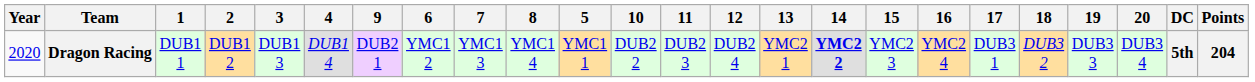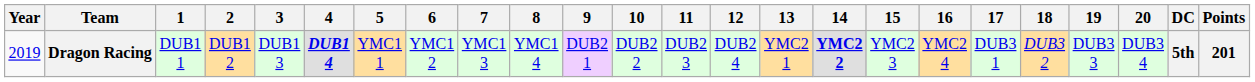columns swapped: (585, 17) <-> (377, 17)
(24, 53) 2020 -> (24, 53) 2019
(328, 53) normal -> (329, 53) bold
(1223, 53) 204 -> (1224, 53) 201
